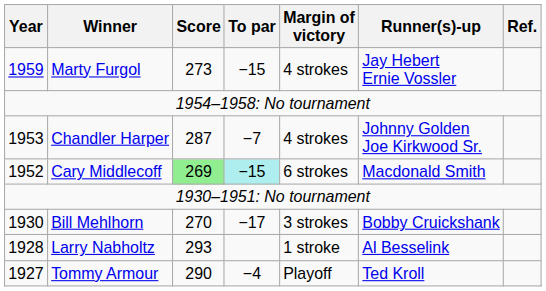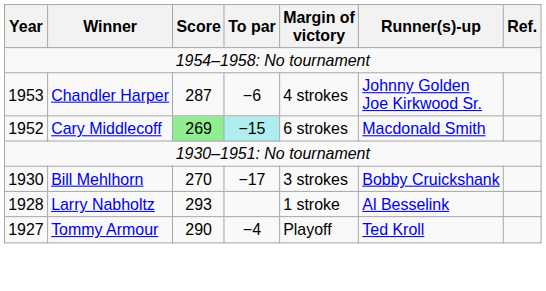- row: (96, 69)
(252, 138) −7 -> (252, 95) −6
